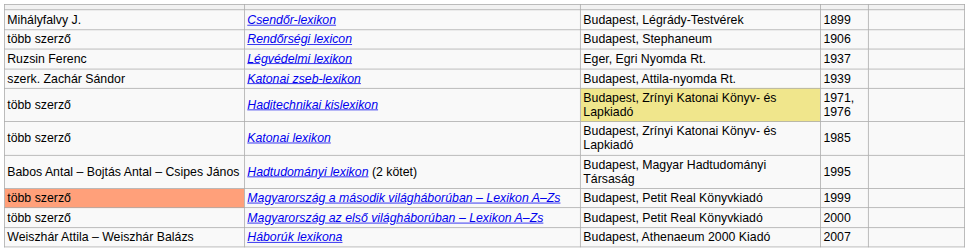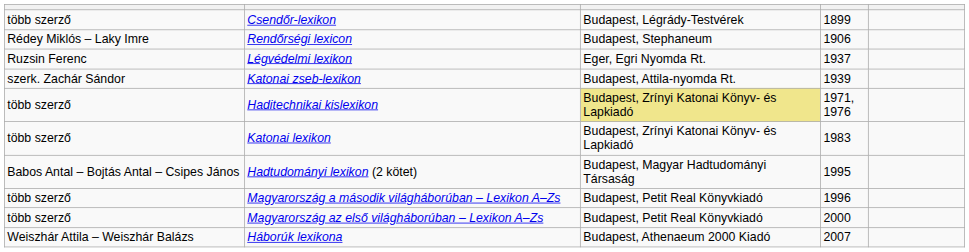(44, 19) Mihályfalvy J. -> (39, 19) több szerző
(39, 39) több szerző -> (78, 39) Rédey Miklós – Laky Imre
(837, 138) 1985 -> (837, 138) 1983
(39, 198) lightsalmon background -> (39, 198) no background
(837, 198) 1999 -> (837, 198) 1996
